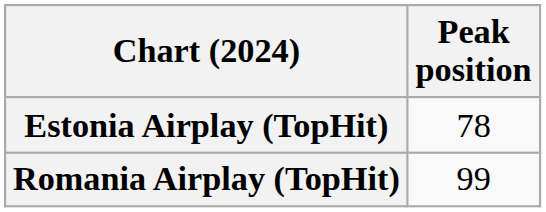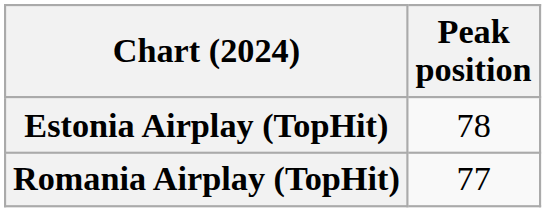(474, 178) 99 -> (474, 178) 77
